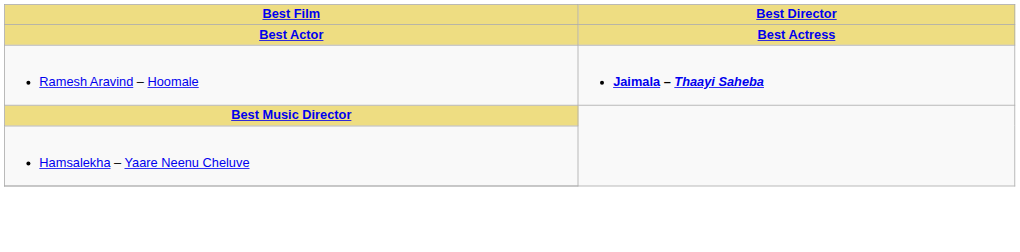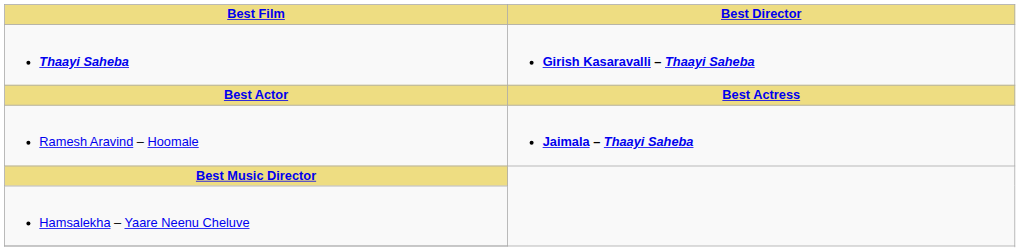+ row: (256, 62)
